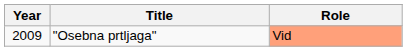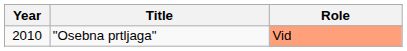(27, 36) 2009 -> (27, 36) 2010
